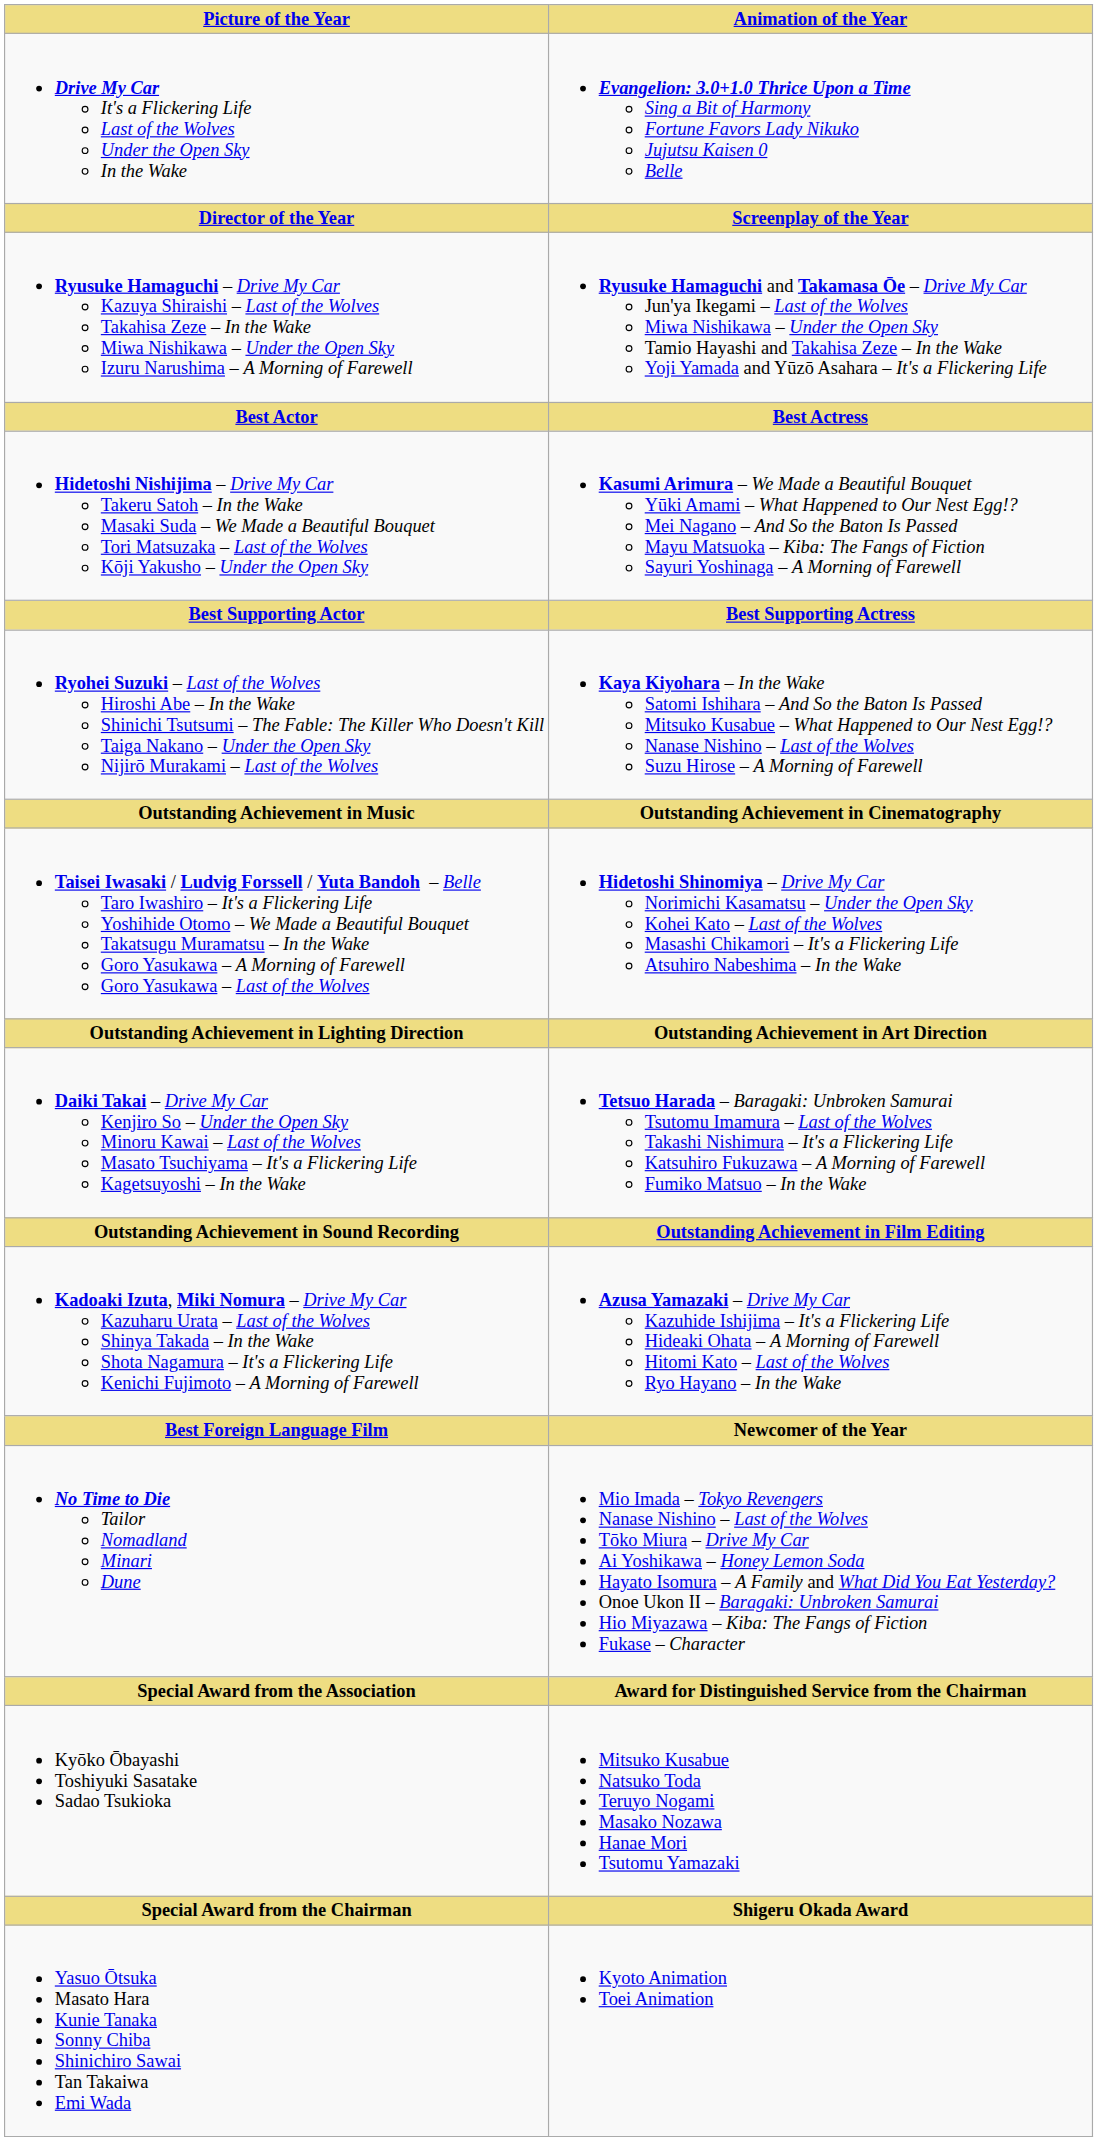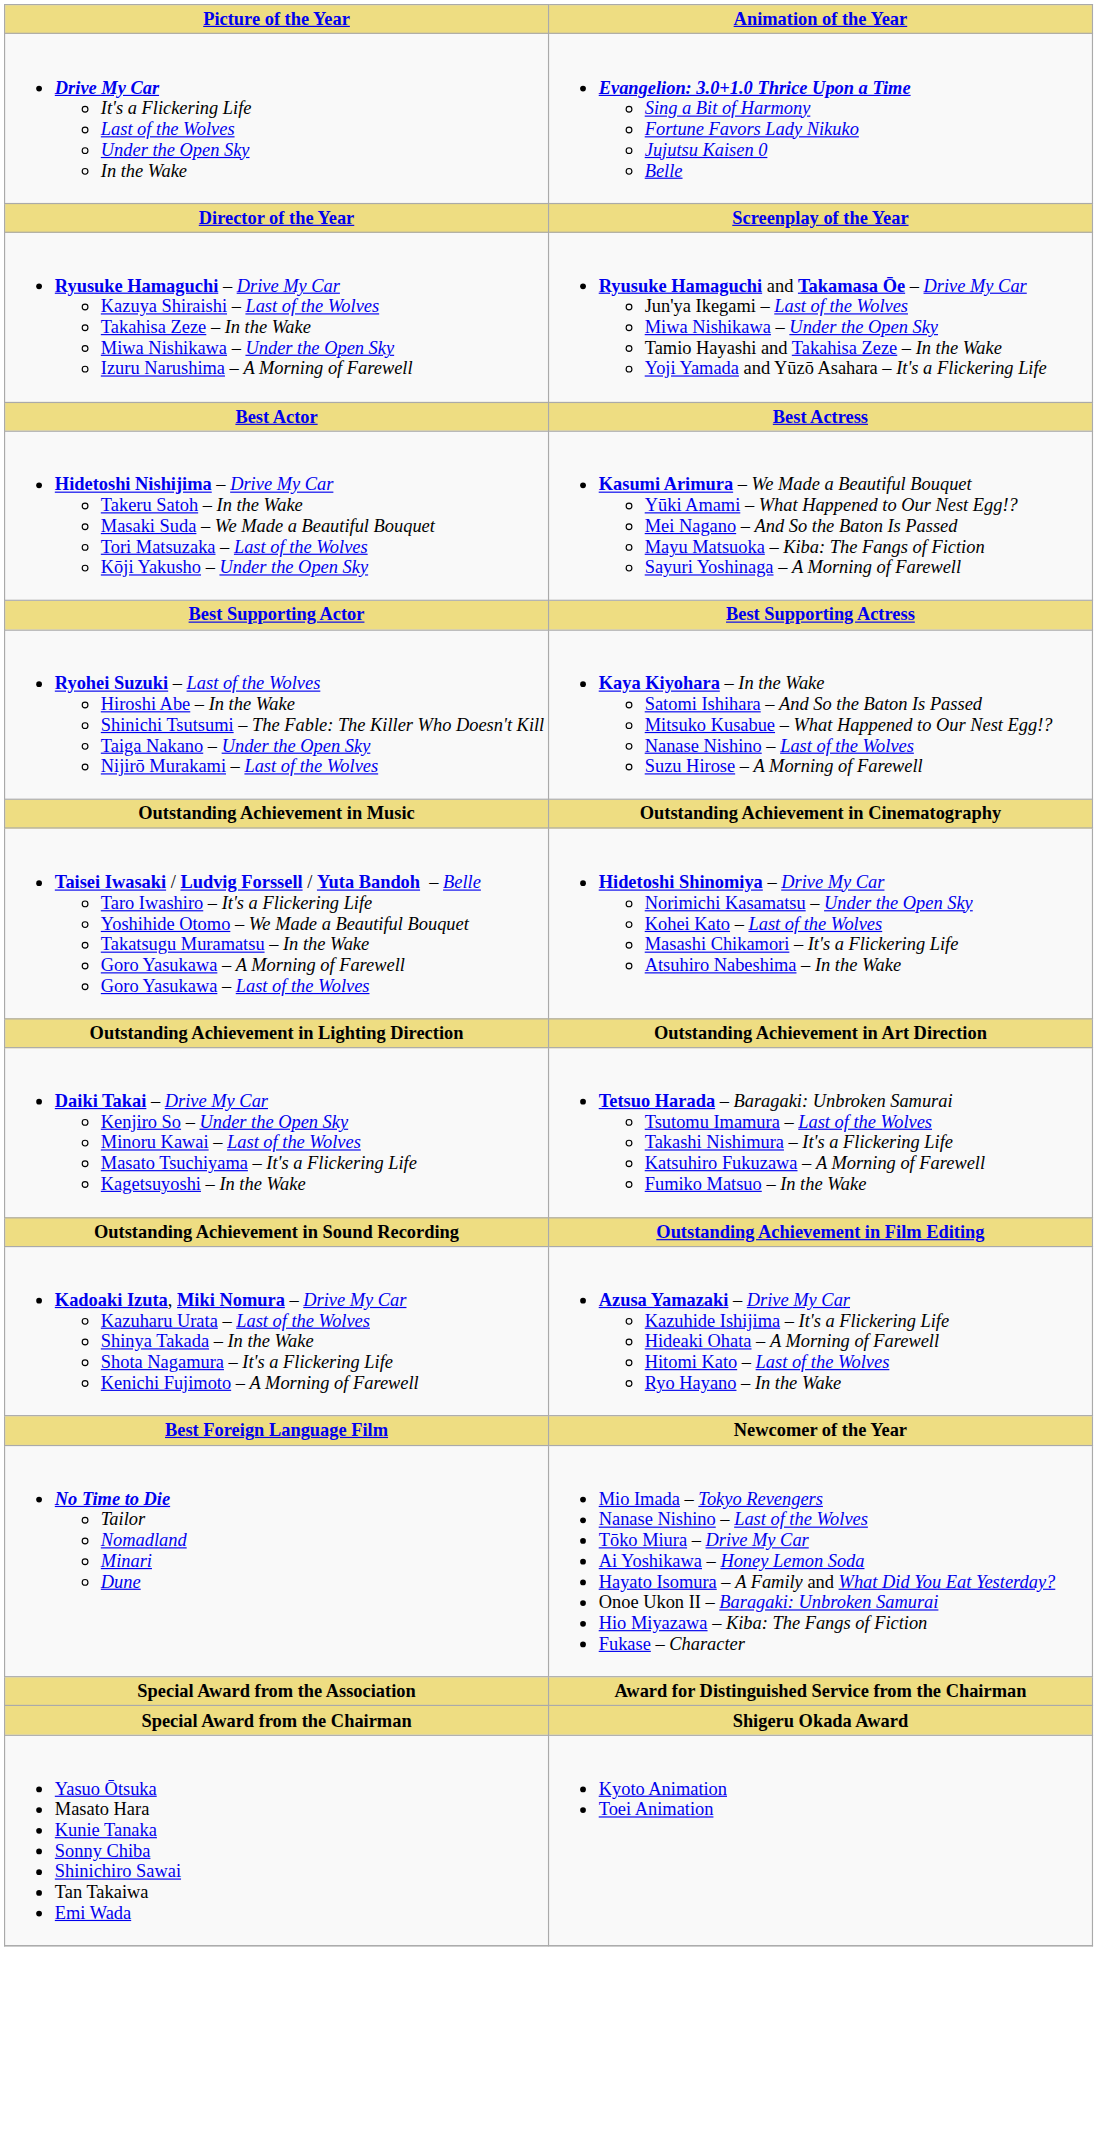- row: (277, 1780)
